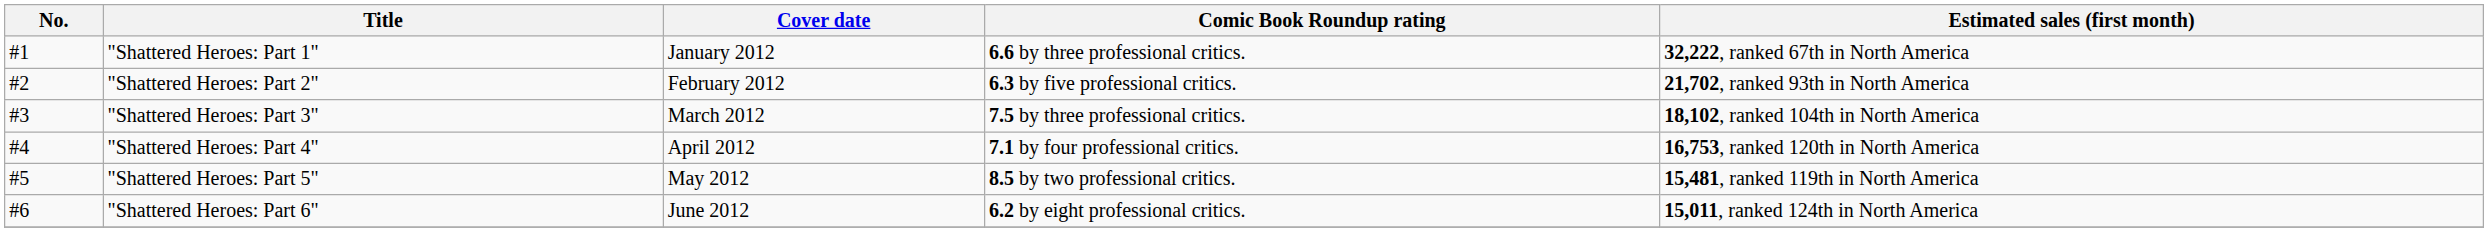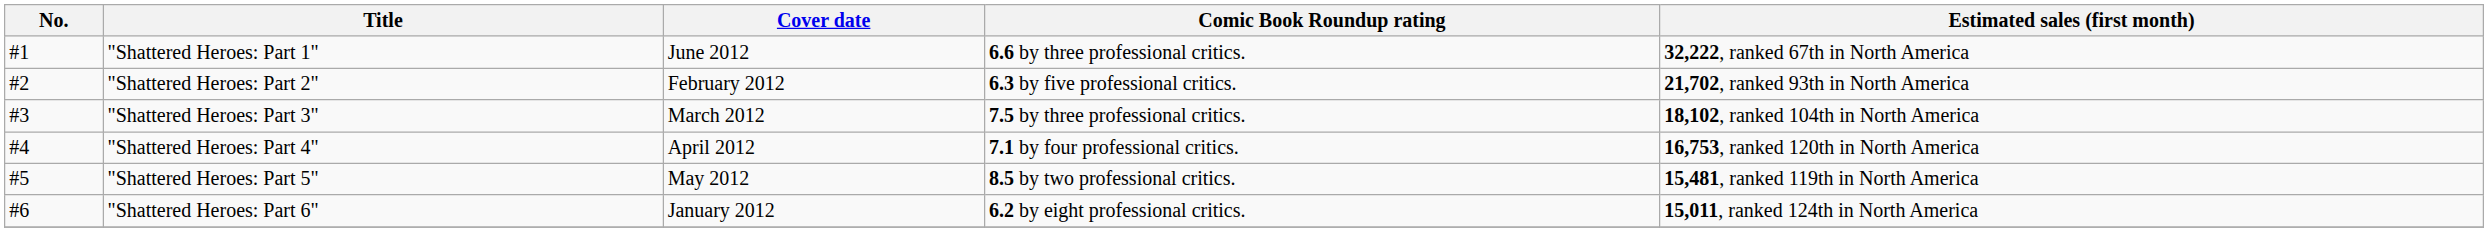(721, 52) January 2012 -> (709, 52) June 2012
(709, 210) June 2012 -> (721, 210) January 2012
